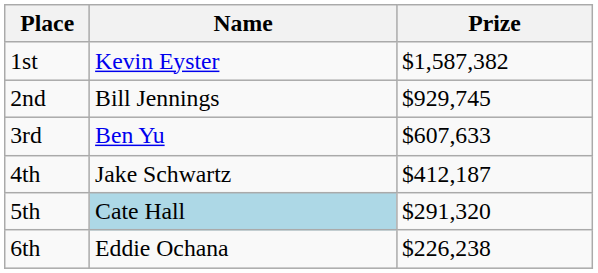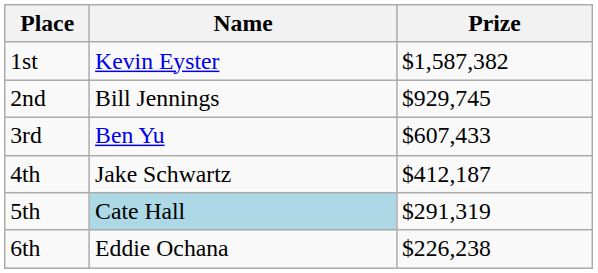(446, 135) $607,633 -> (446, 135) $607,433
(446, 211) $291,320 -> (446, 211) $291,319
